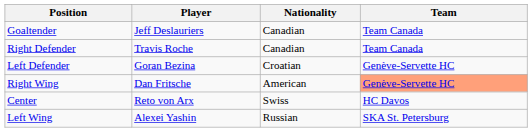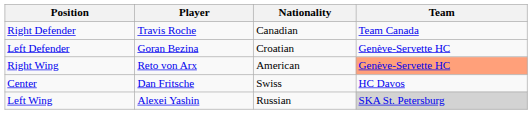- row: (32, 30)
(163, 83) Dan Fritsche -> (167, 65) Reto von Arx
(164, 100) Reto von Arx -> (166, 83) Dan Fritsche
(406, 118) no background -> (402, 100) lightgrey background
